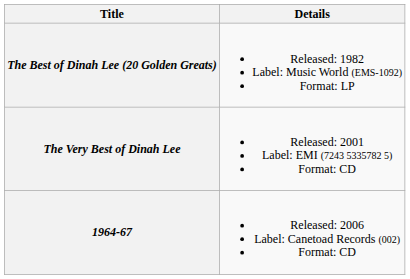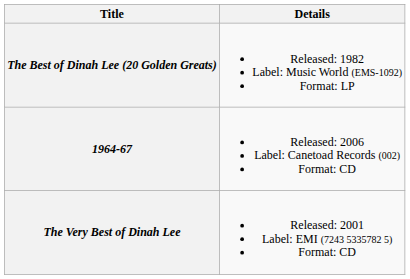rows swapped: (112, 148) <-> (112, 232)
